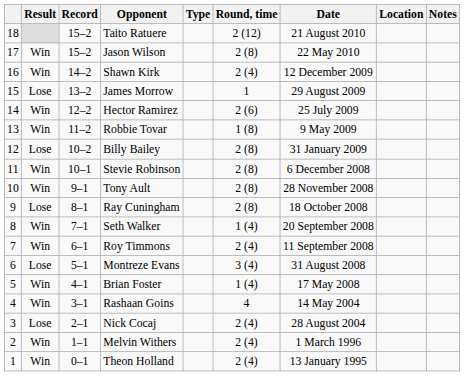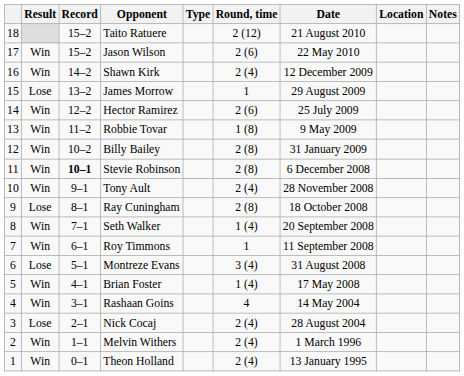(247, 52) 2 (8) -> (247, 52) 2 (6)
(40, 149) Lose -> (40, 149) Win
(80, 168) normal -> (80, 168) bold
(247, 188) 2 (8) -> (247, 188) 2 (4)
(247, 245) 2 (4) -> (247, 245) 1
